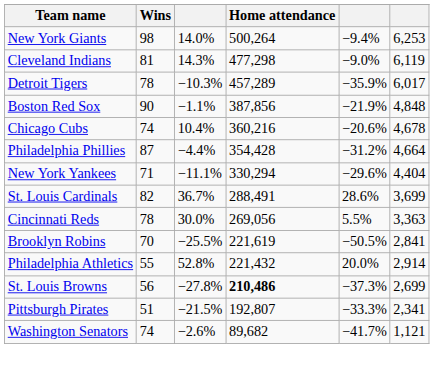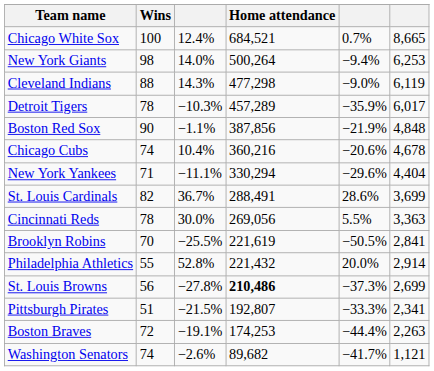+ row: (63, 38)
(147, 60) 81 -> (147, 83) 88
- row: (66, 151)
+ row: (49, 331)
